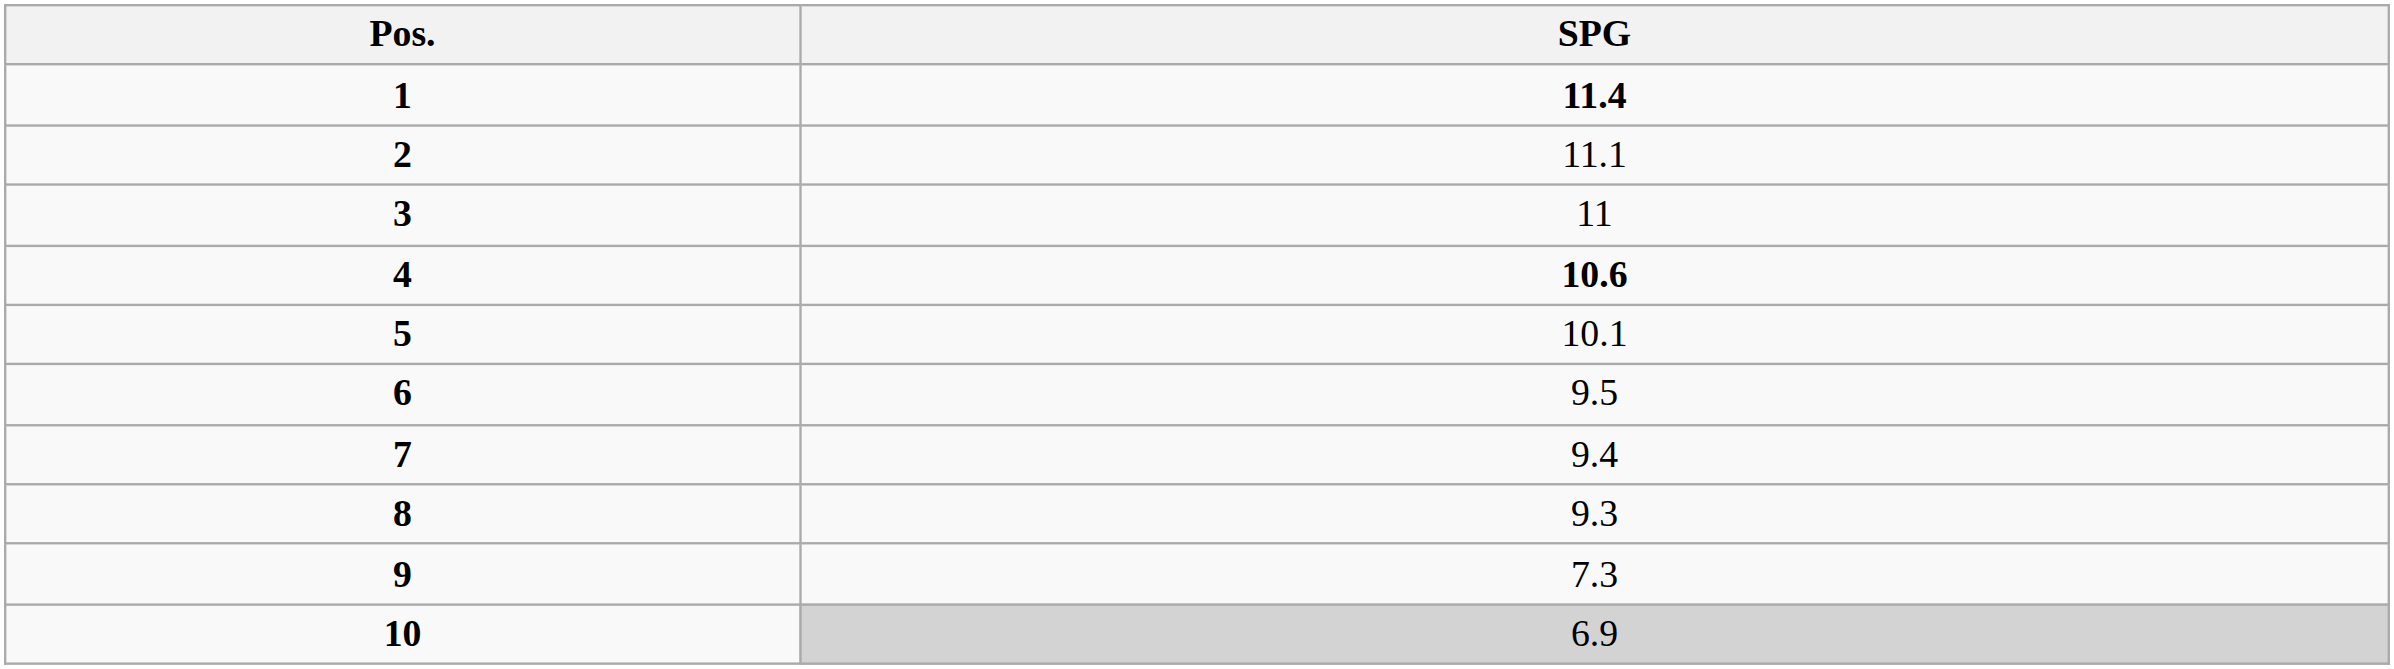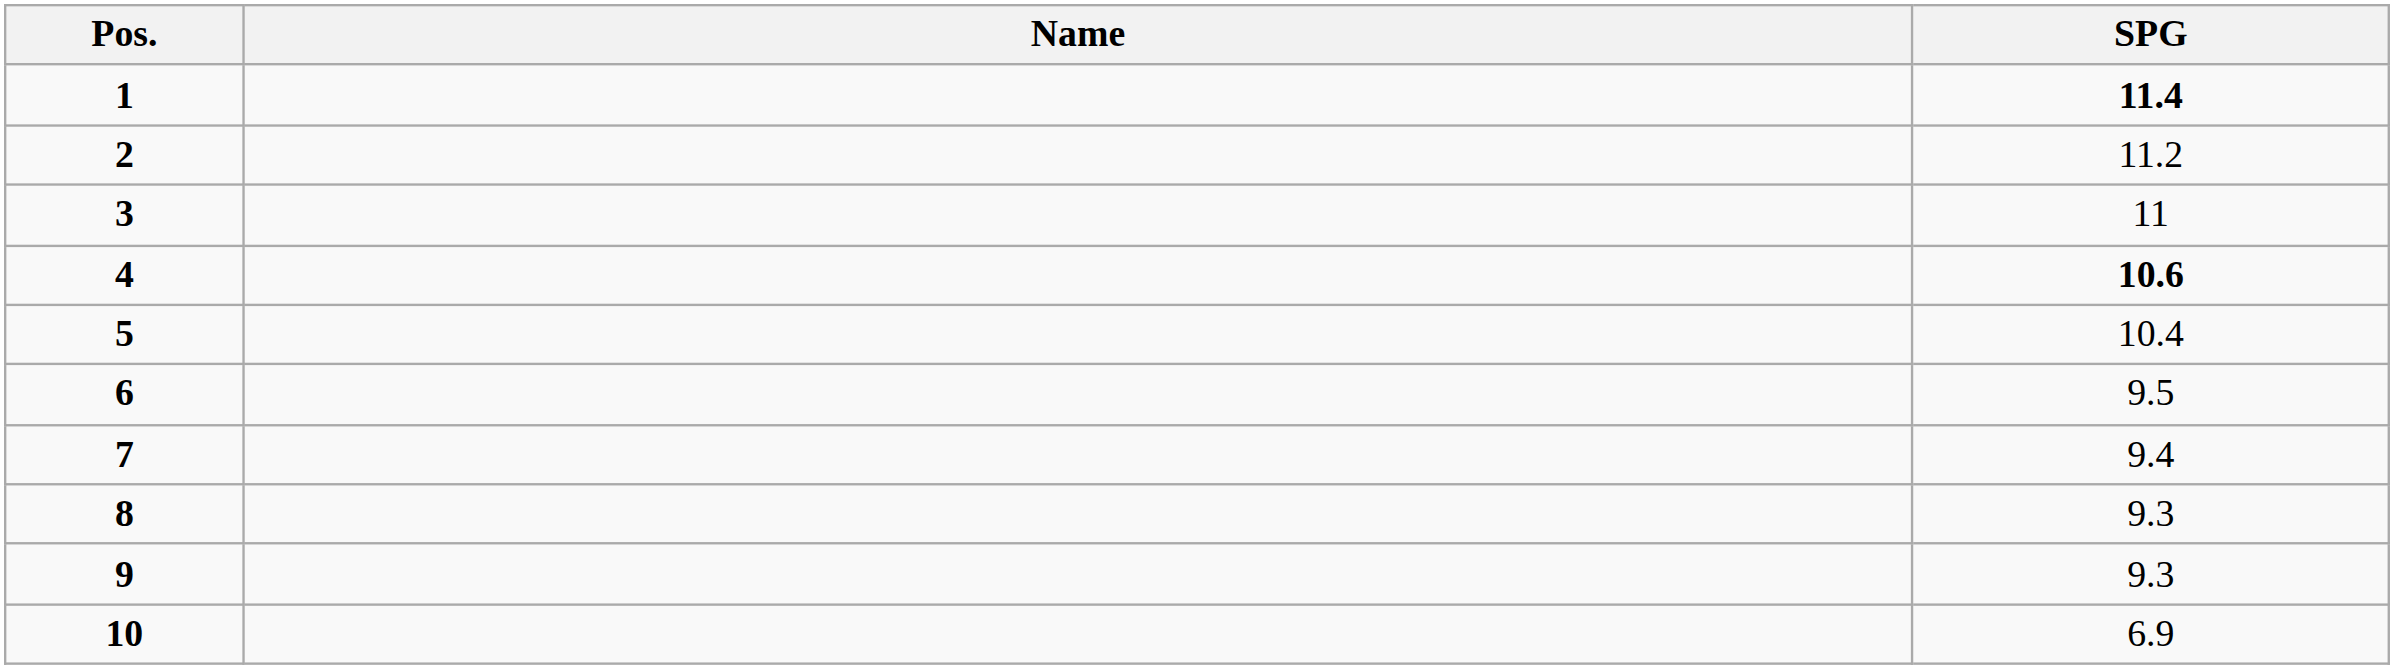+ column: (1078, 34)
(1595, 154) 11.1 -> (2151, 154) 11.2
(1595, 333) 10.1 -> (2151, 333) 10.4
(1595, 573) 7.3 -> (2151, 573) 9.3
(1595, 633) lightgrey background -> (2151, 633) no background
